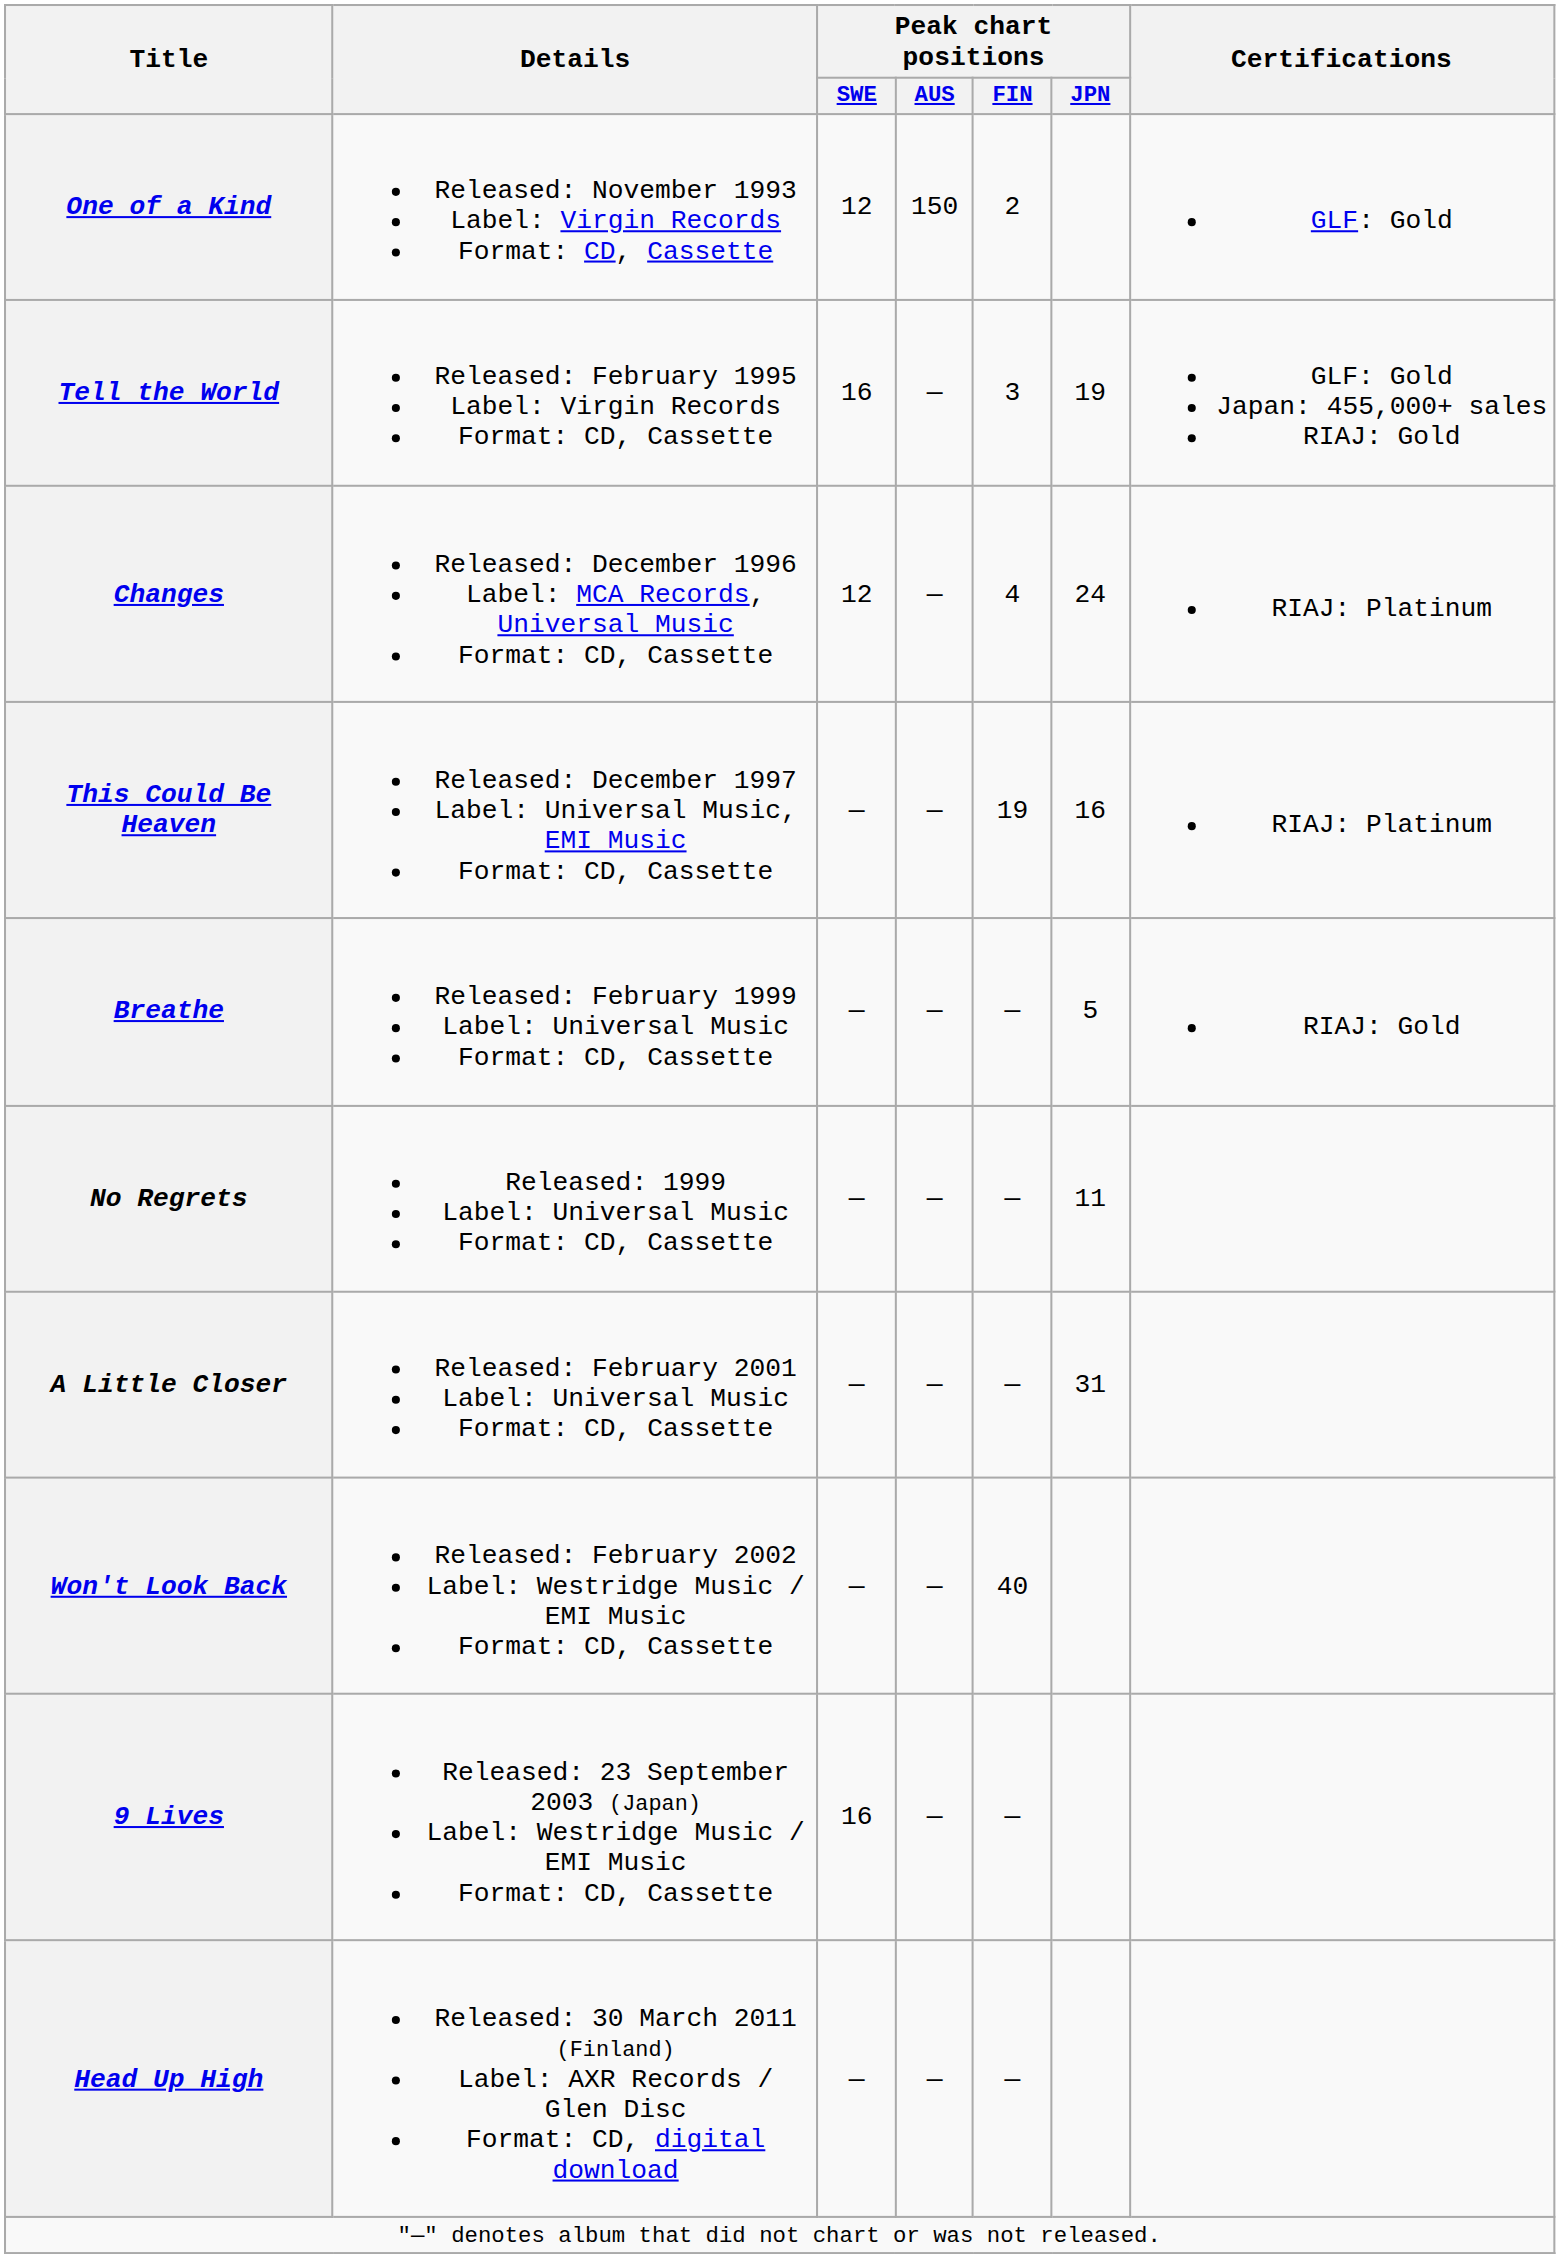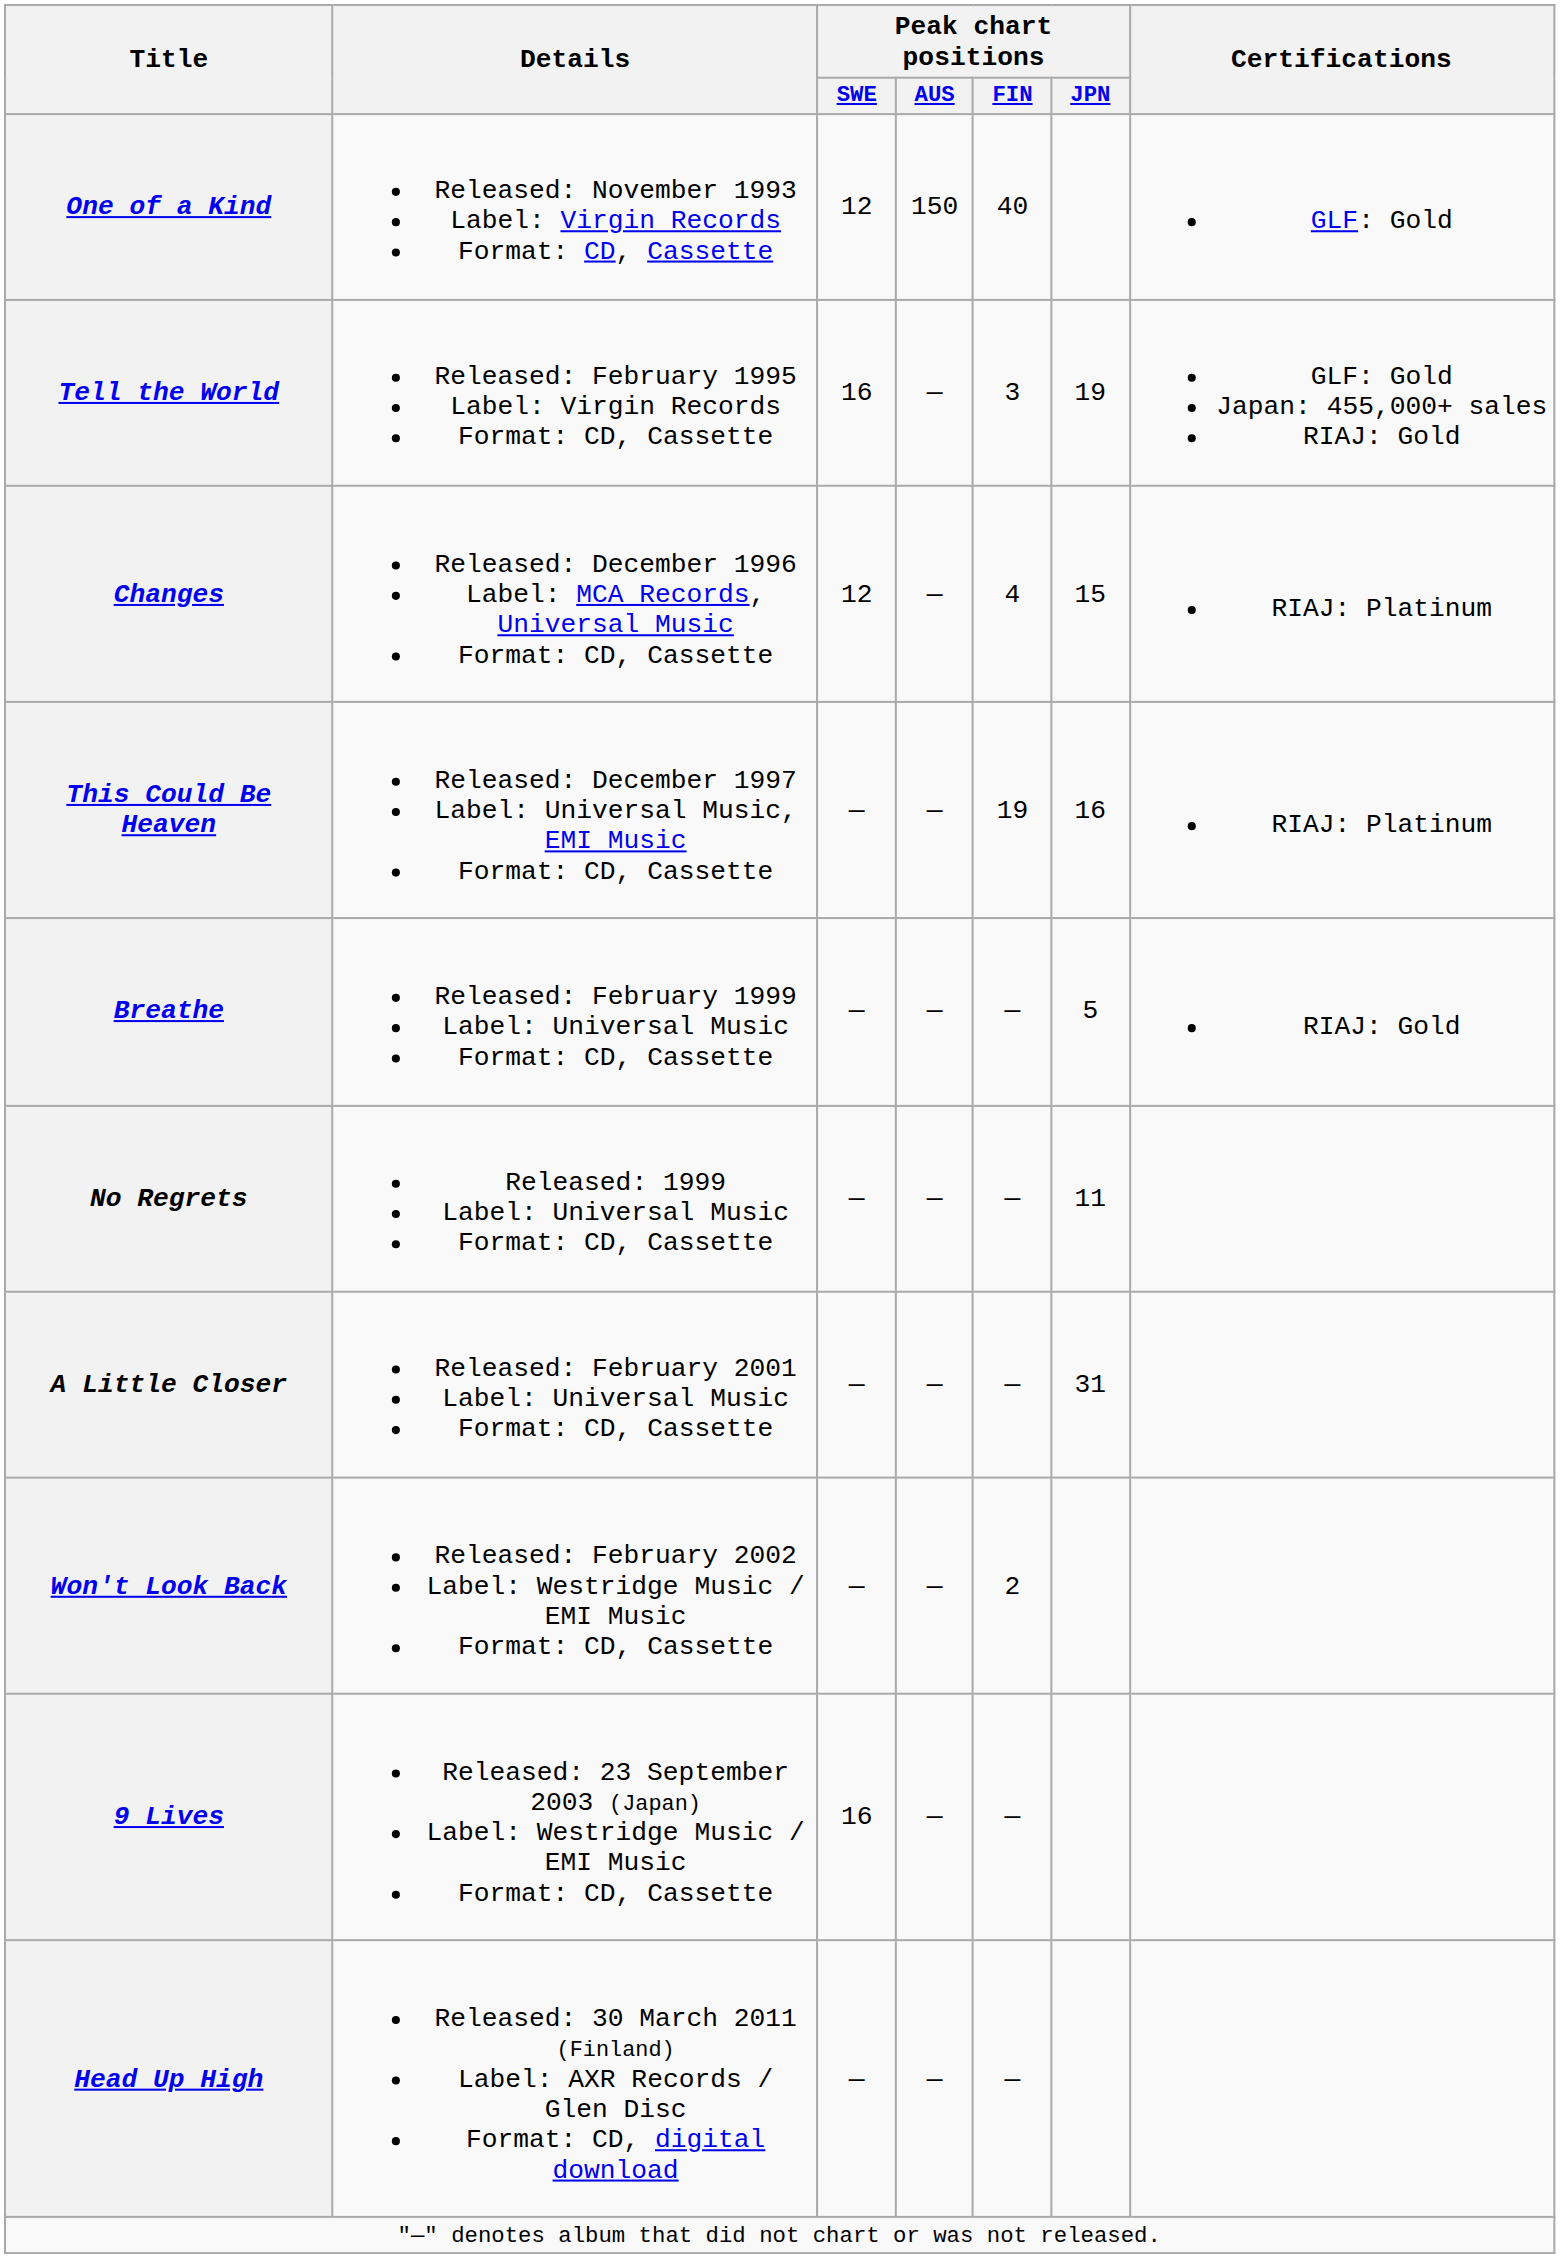(1012, 206) 2 -> (1012, 206) 40
(1090, 594) 24 -> (1090, 594) 15
(1012, 1586) 40 -> (1012, 1586) 2
